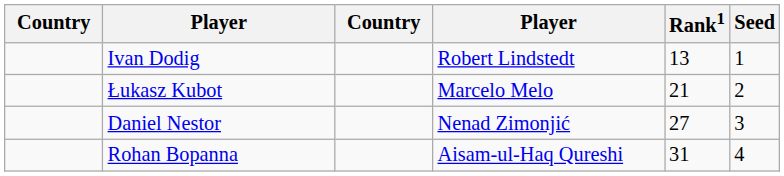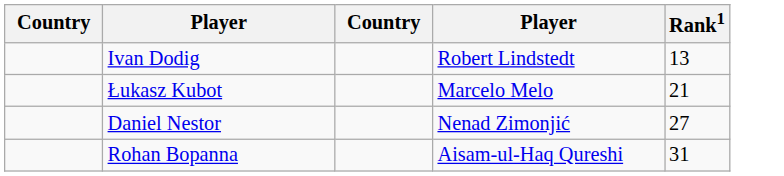- column: (755, 23)
